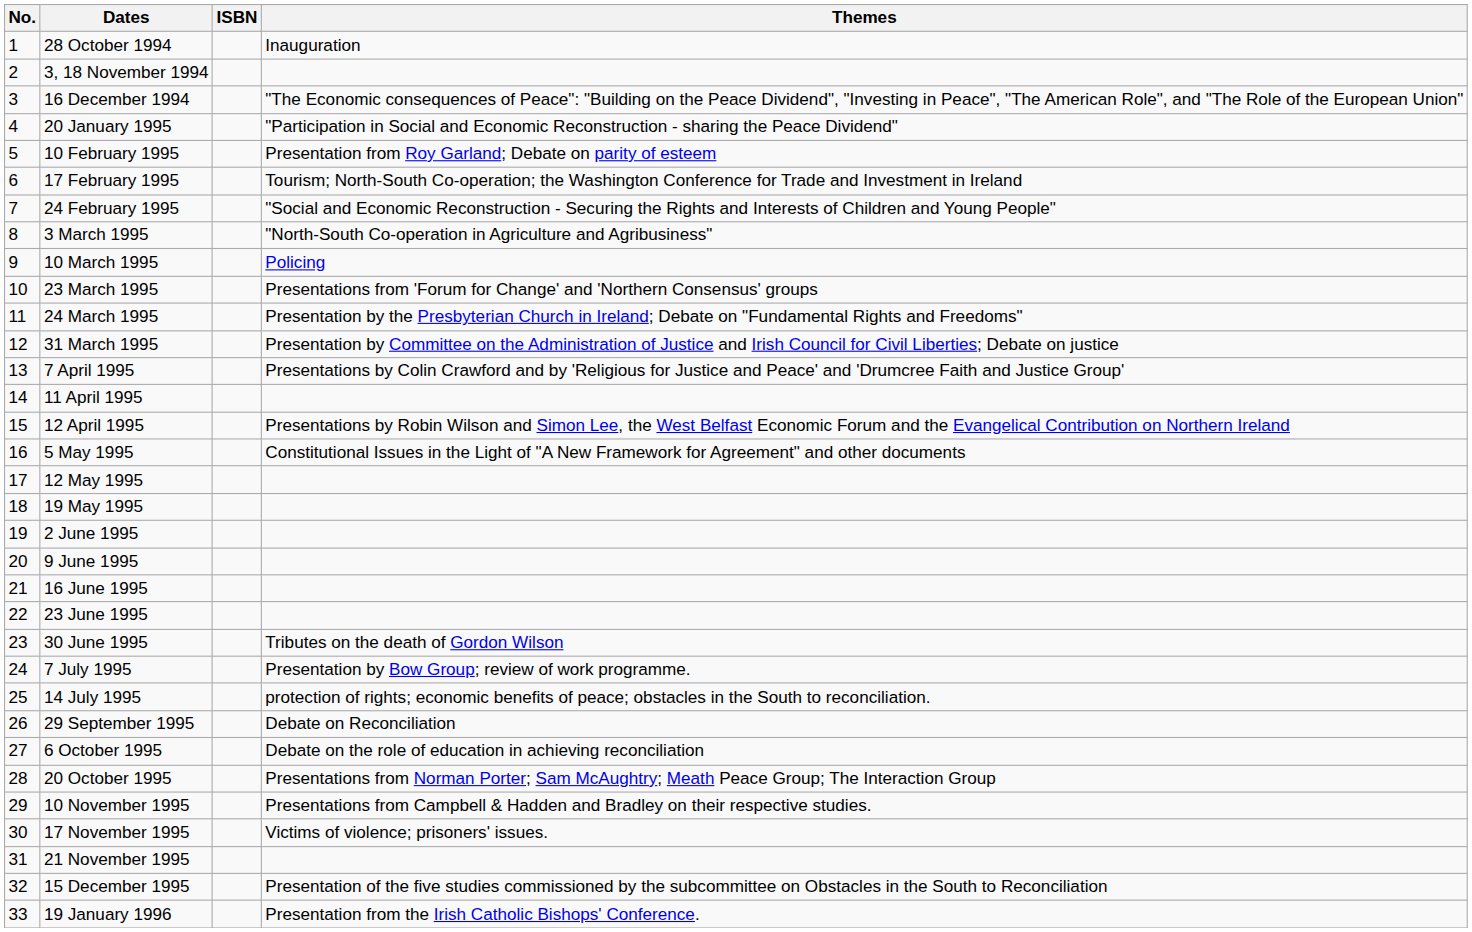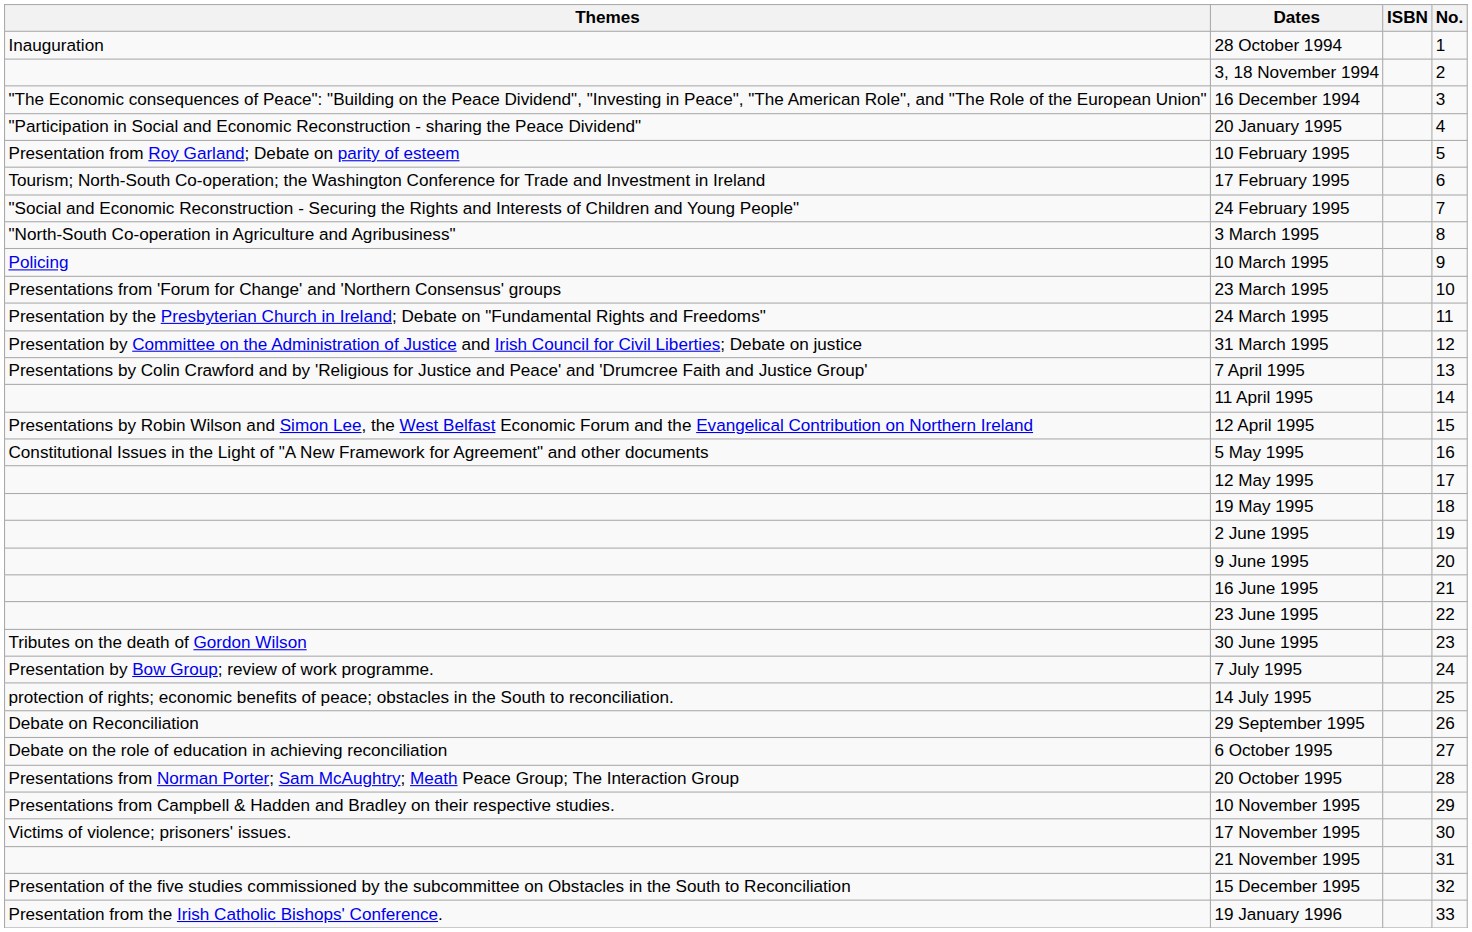columns swapped: (22, 18) <-> (864, 18)
